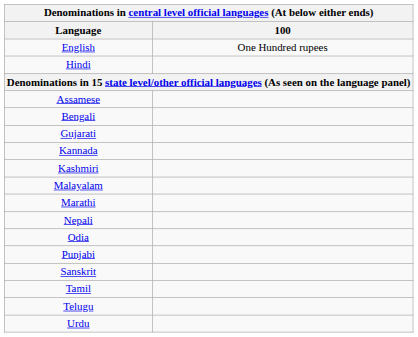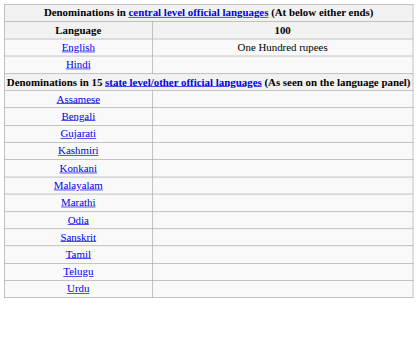- row: (78, 151)
+ row: (78, 168)
- row: (78, 220)
- row: (78, 254)
